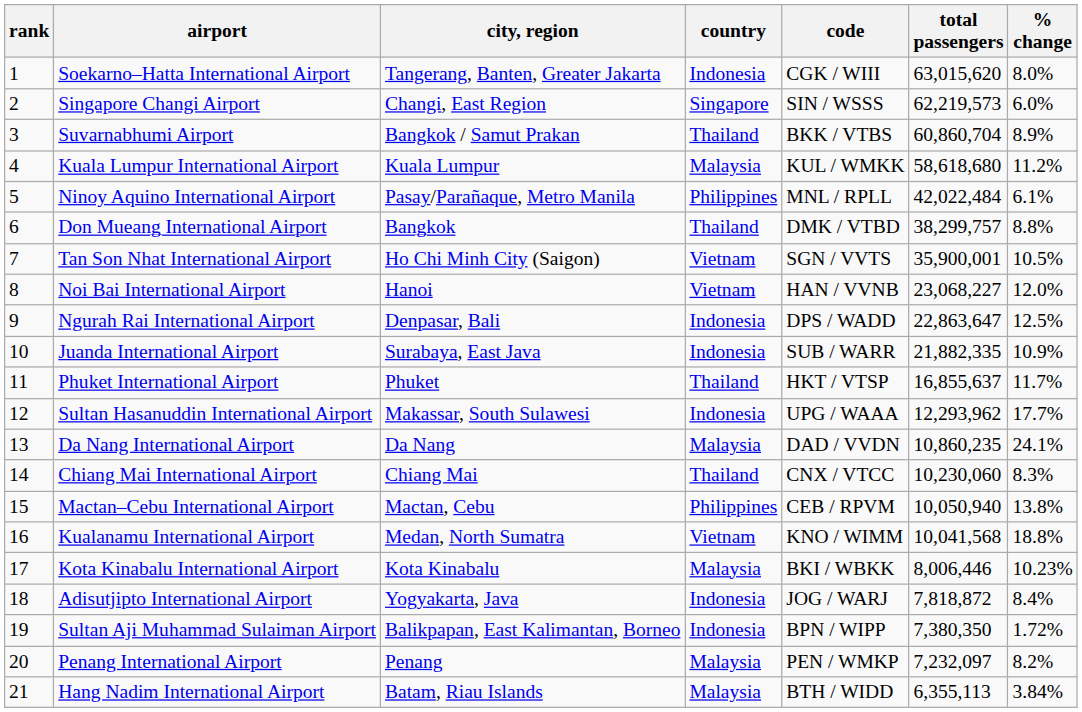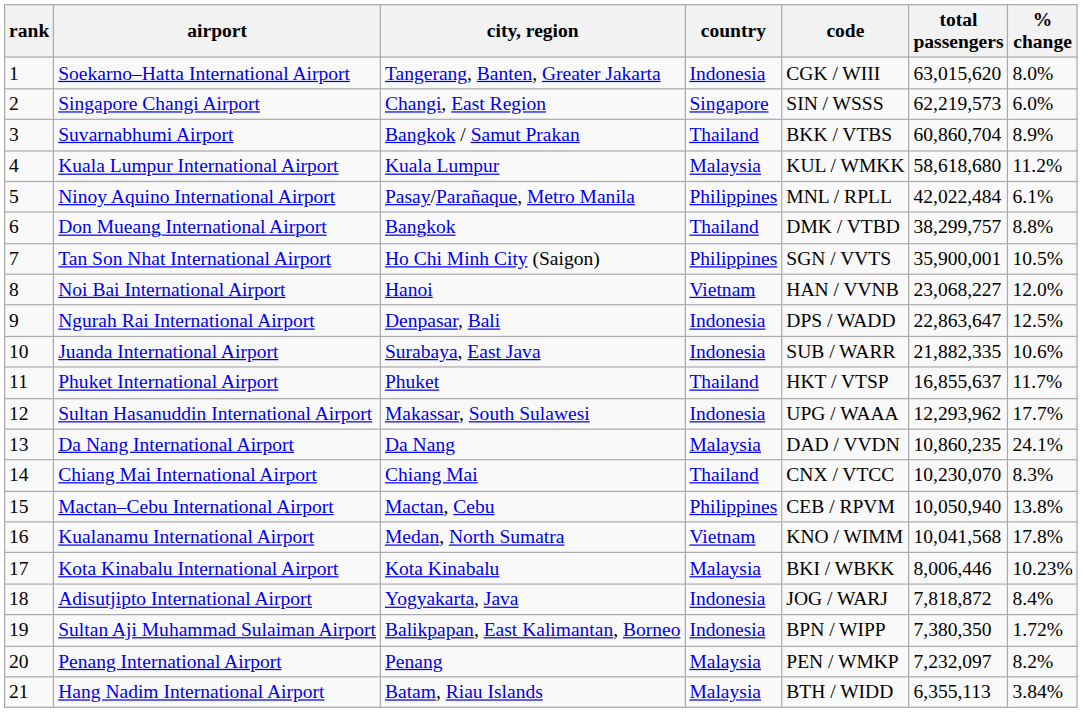(722, 258) Vietnam -> (733, 258) Philippines
(1038, 351) 10.9% -> (1038, 351) 10.6%
(957, 475) 10,230,060 -> (957, 475) 10,230,070
(1038, 537) 18.8% -> (1038, 537) 17.8%
